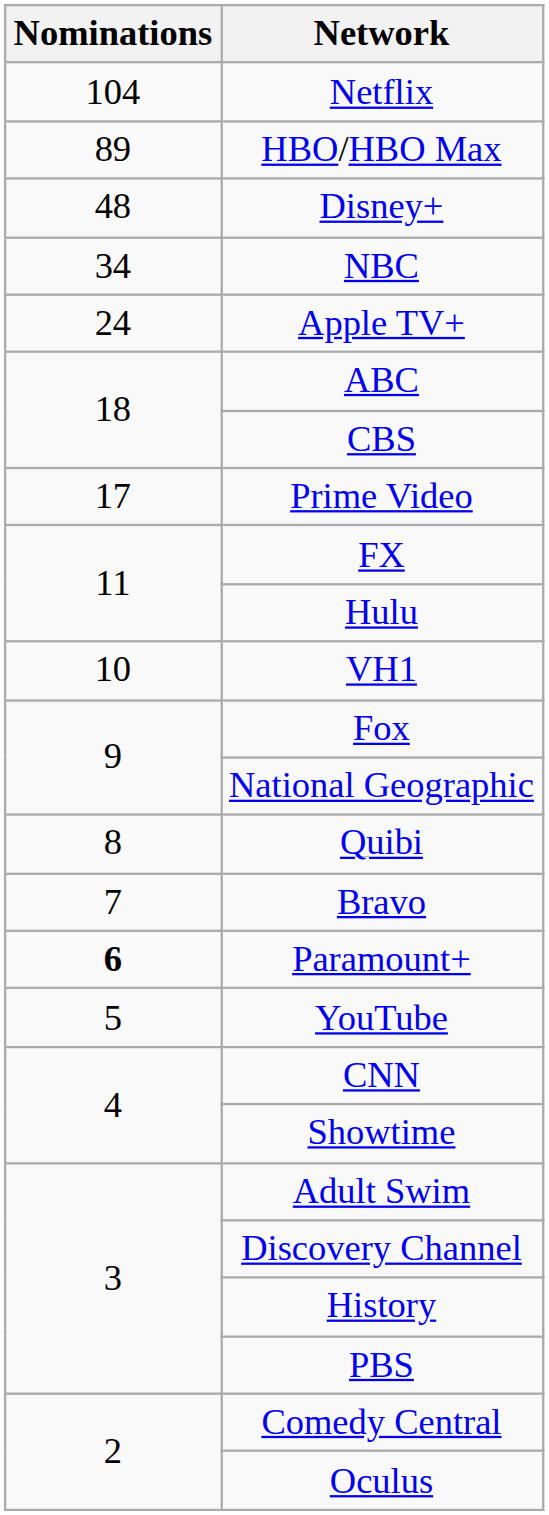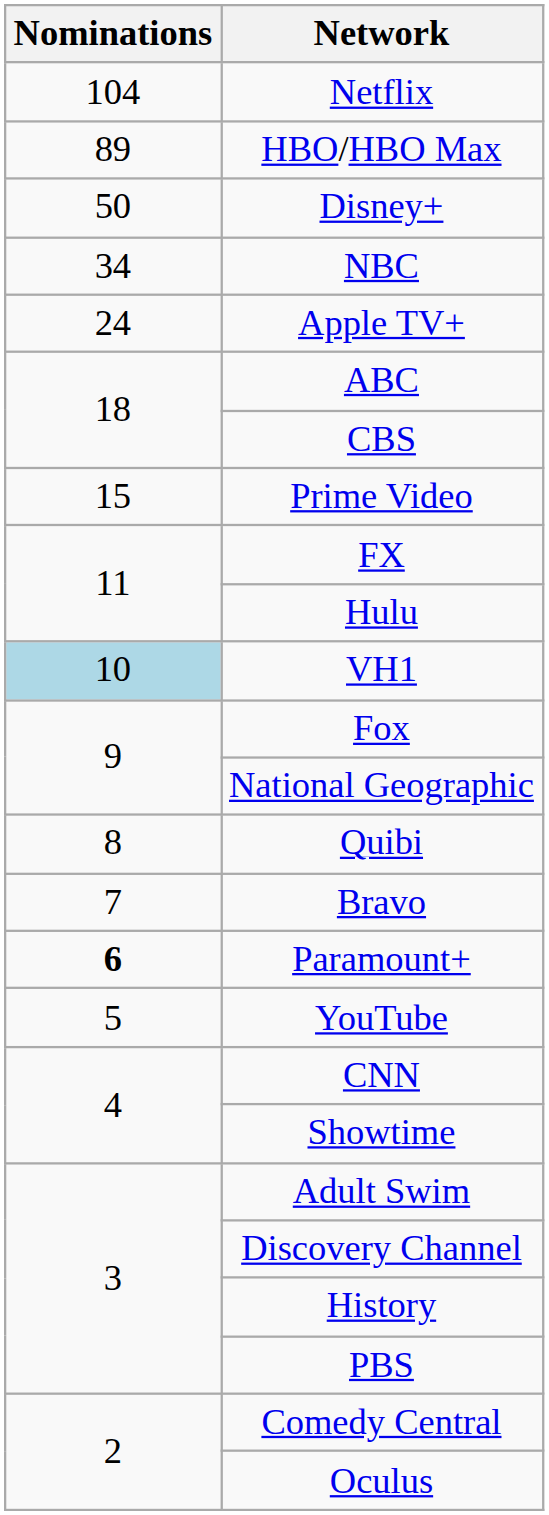(113, 206) 48 -> (113, 206) 50
(113, 496) 17 -> (113, 496) 15
(113, 669) no background -> (113, 669) lightblue background
